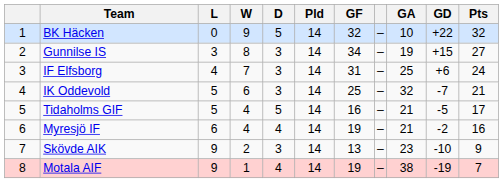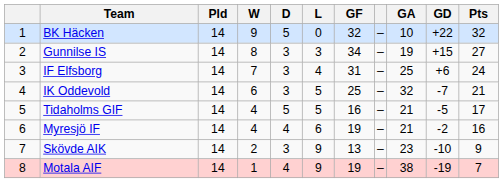columns swapped: (315, 14) <-> (214, 14)
